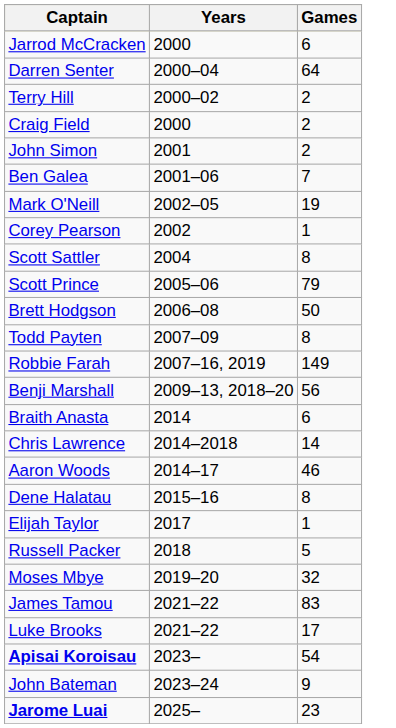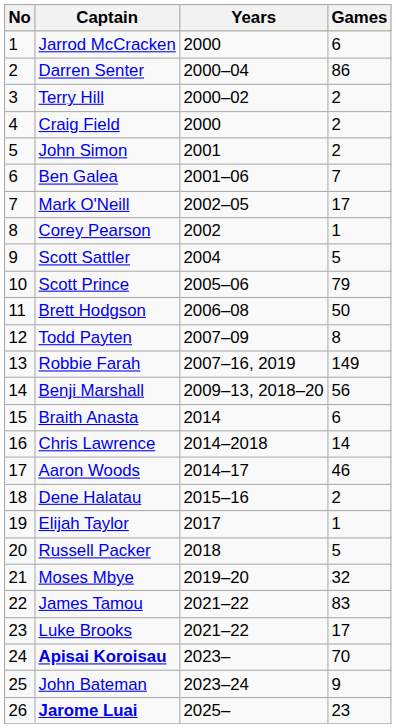+ column: (20, 17)
(311, 71) 64 -> (341, 71) 86
(311, 204) 19 -> (341, 204) 17
(306, 257) 8 -> (336, 257) 5
(306, 497) 8 -> (336, 497) 2
(311, 657) 54 -> (341, 657) 70
